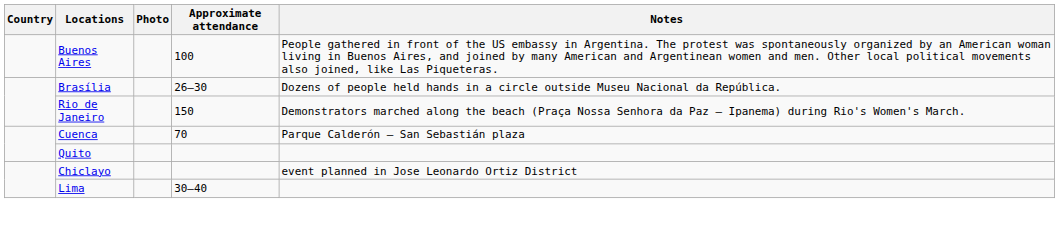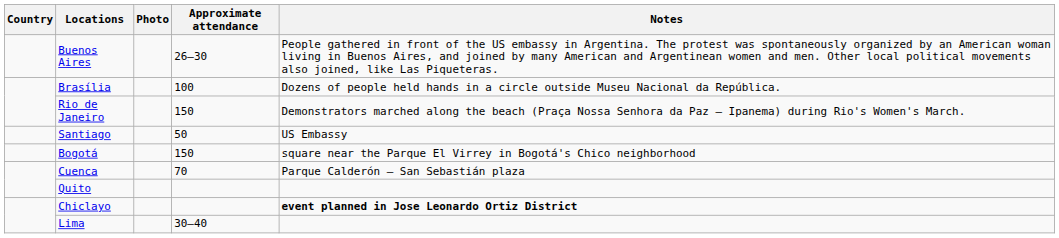(184, 56) 100 -> (191, 56) 26–30
(191, 87) 26–30 -> (184, 87) 100
+ row: (85, 135)
+ row: (78, 153)
(429, 171) normal -> (429, 206) bold
